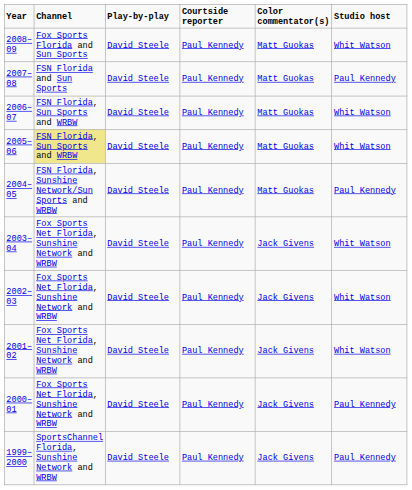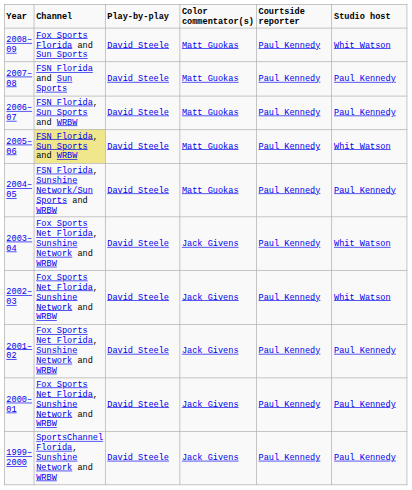columns swapped: (293, 16) <-> (205, 16)
(362, 113) Whit Watson -> (365, 113) Paul Kennedy
(362, 351) Whit Watson -> (365, 351) Paul Kennedy
